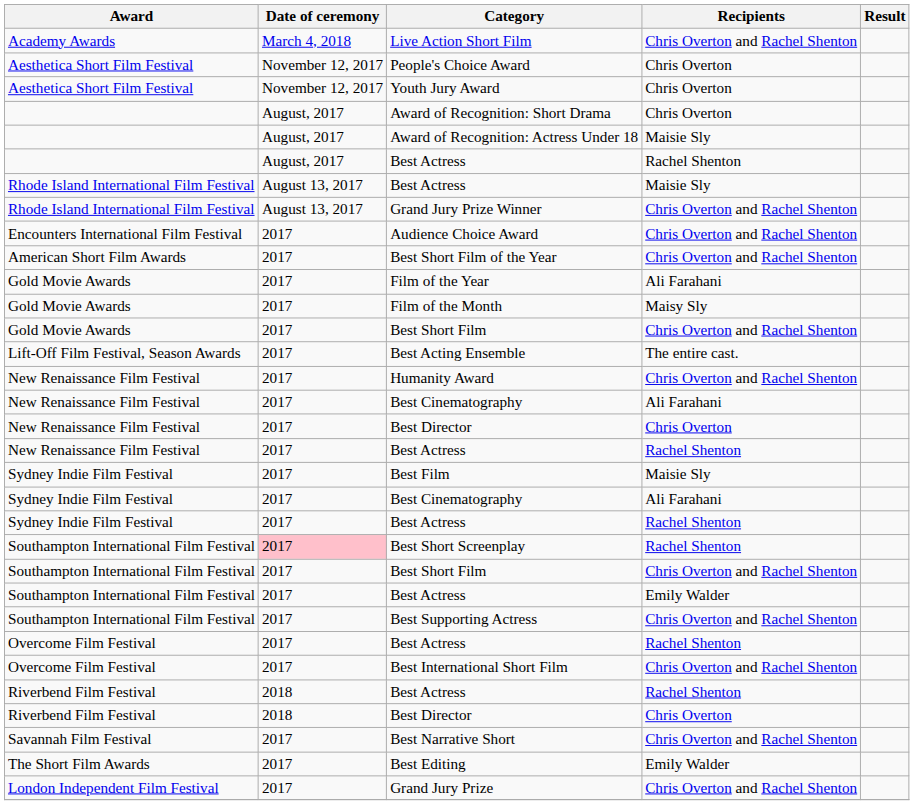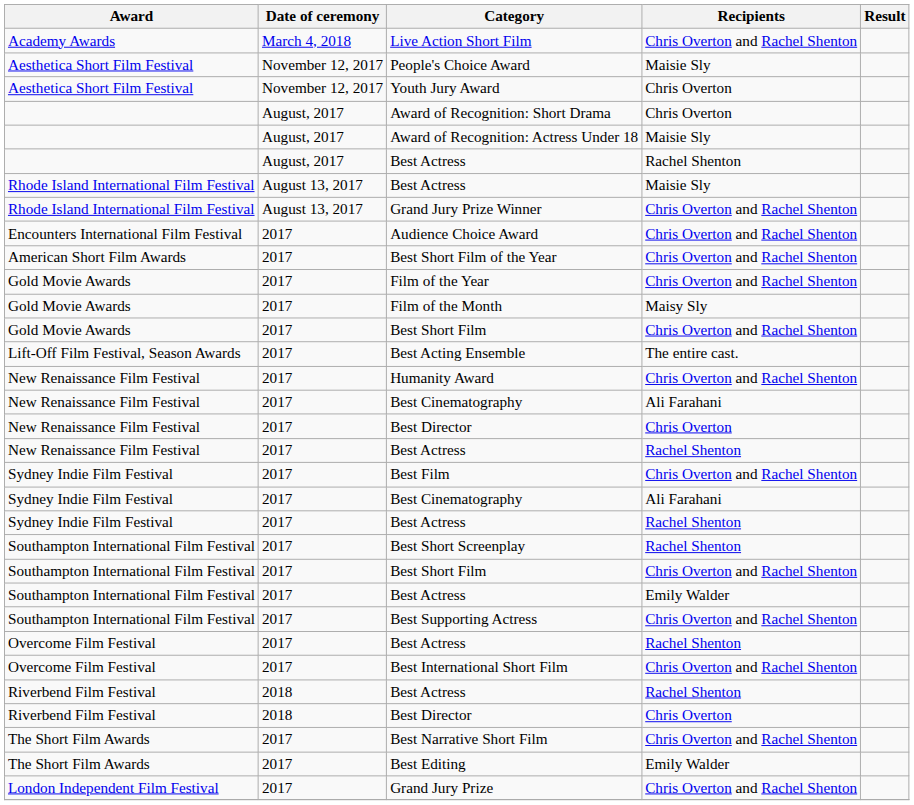(688, 64) Chris Overton -> (678, 64) Maisie Sly
(683, 281) Ali Farahani -> (751, 281) Chris Overton and Rachel Shenton
(678, 474) Maisie Sly -> (751, 474) Chris Overton and Rachel Shenton
(277, 546) pink background -> (277, 546) no background
- row: (80, 739)
+ row: (79, 739)
